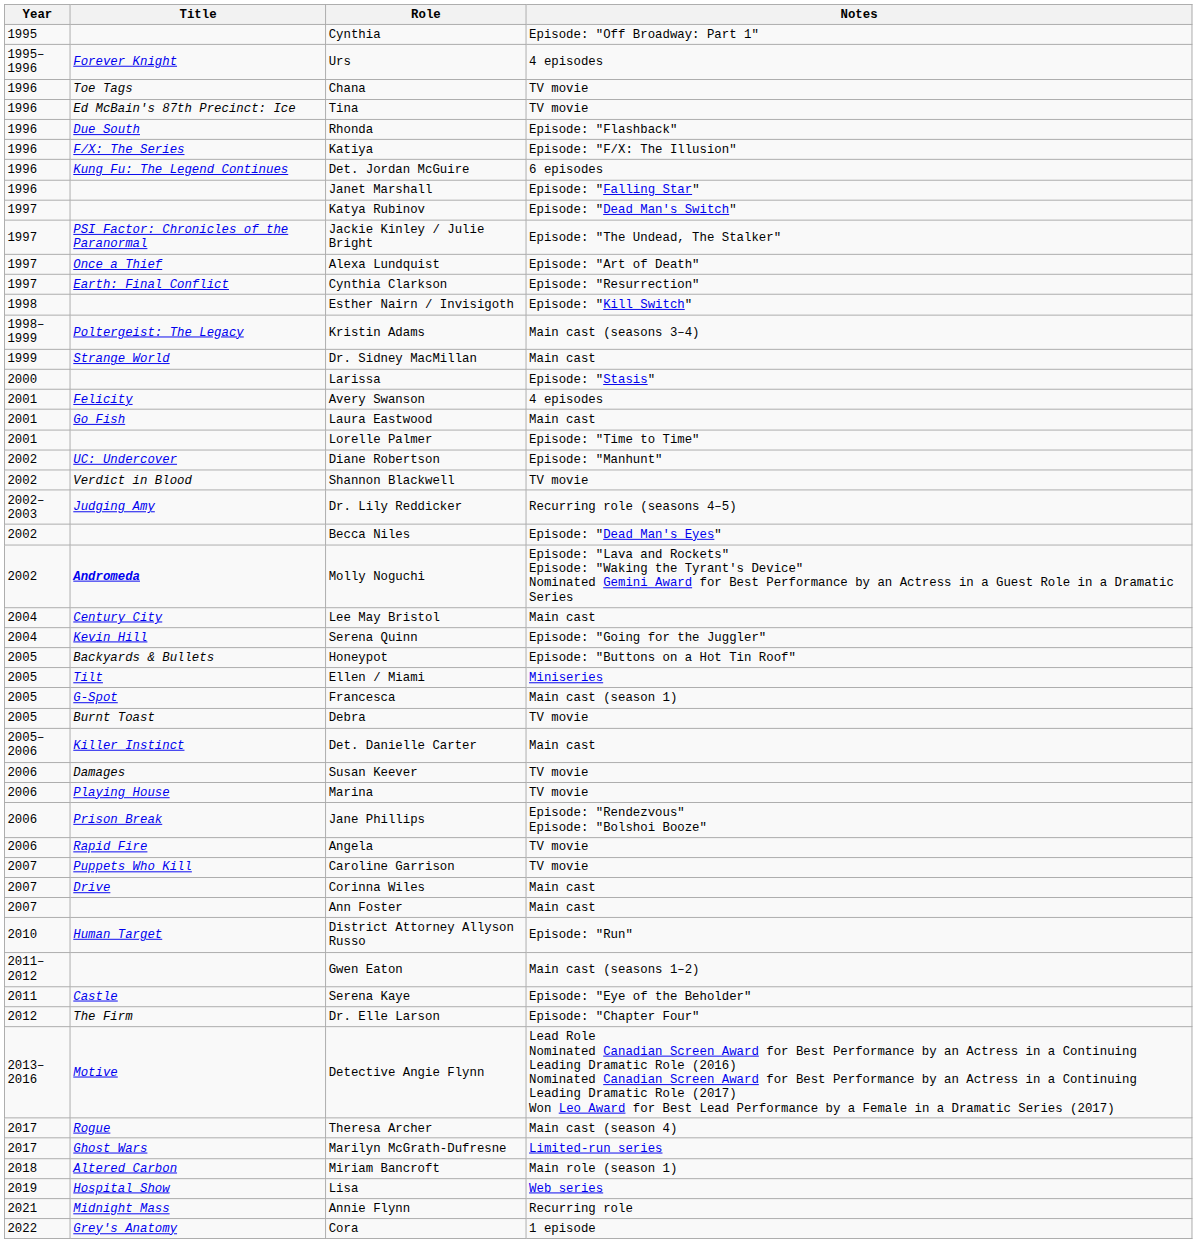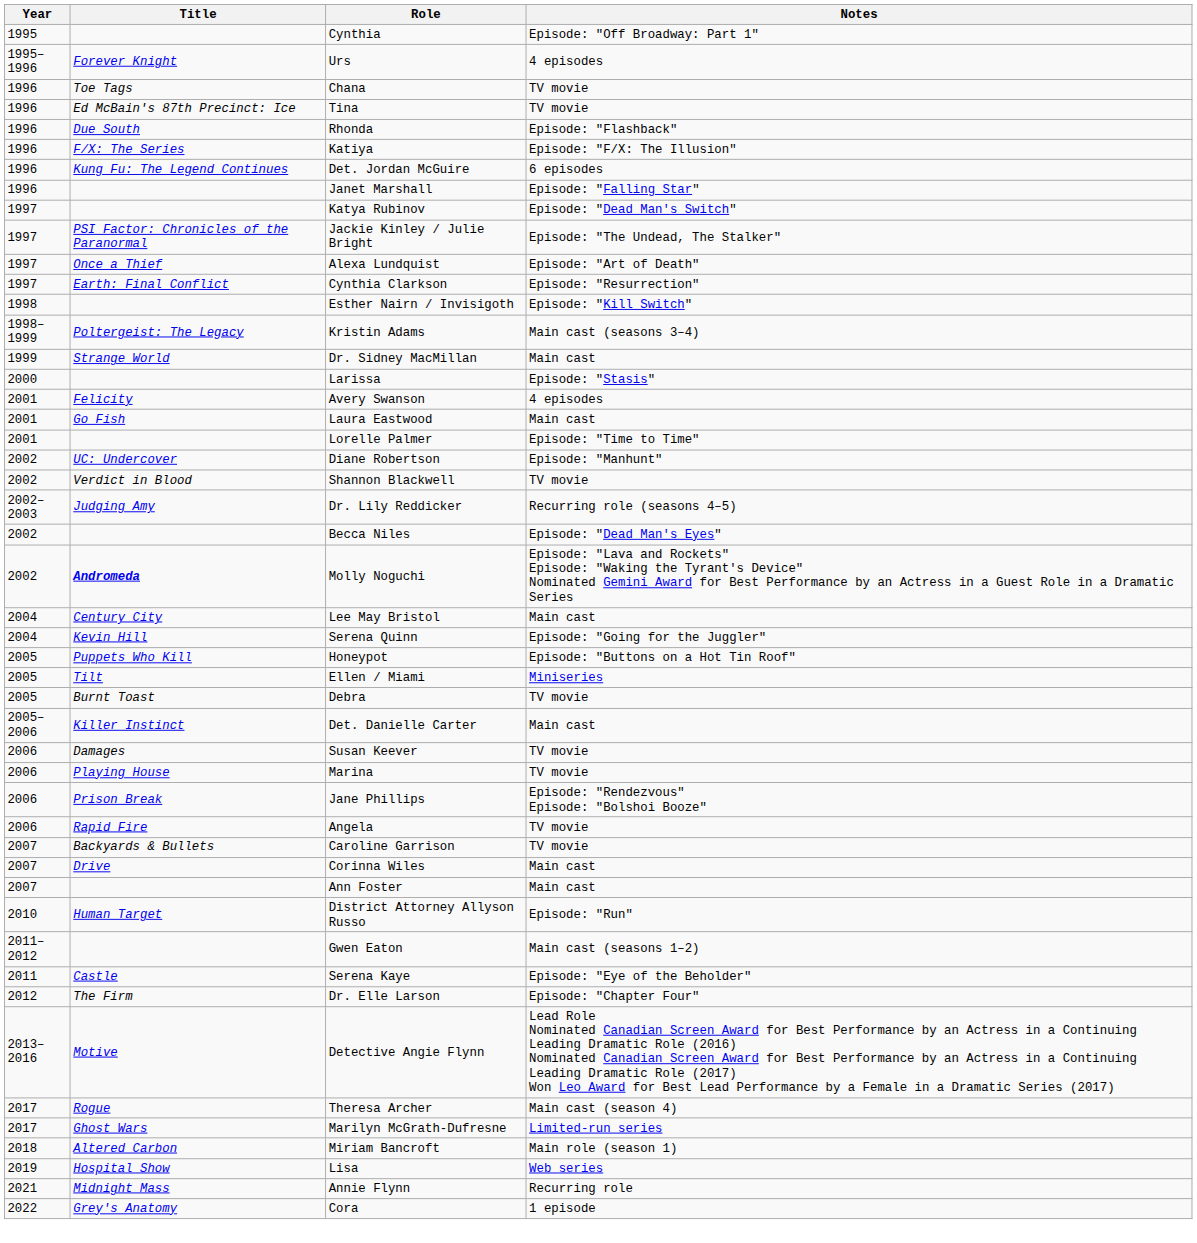(144, 658) Backyards & Bullets -> (133, 658) Puppets Who Kill
- row: (362, 698)
(133, 867) Puppets Who Kill -> (144, 847) Backyards & Bullets
